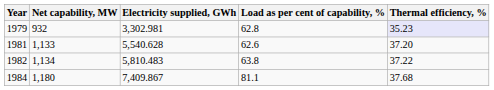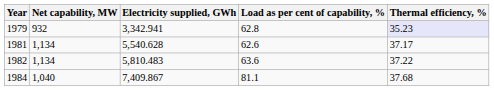(143, 28) 3,302.981 -> (143, 28) 3,342.941
(43, 45) 1,133 -> (43, 45) 1,134
(401, 45) 37.20 -> (401, 45) 37.17
(250, 61) 63.8 -> (250, 61) 63.6
(43, 77) 1,180 -> (43, 77) 1,040
